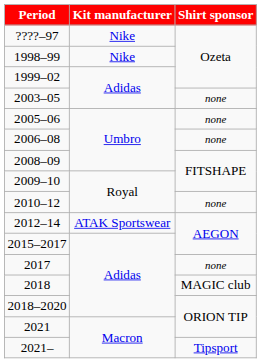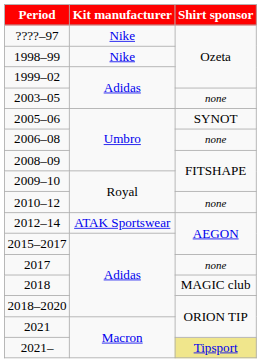(216, 119) none -> (216, 118) SYNOT
(216, 347) no background -> (216, 347) khaki background
